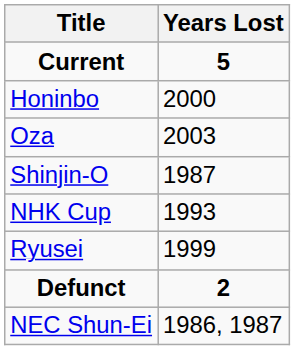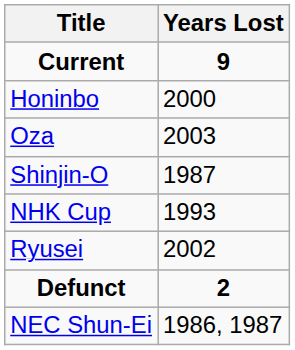(223, 61) 5 -> (223, 61) 9
(190, 250) 1999 -> (190, 250) 2002
